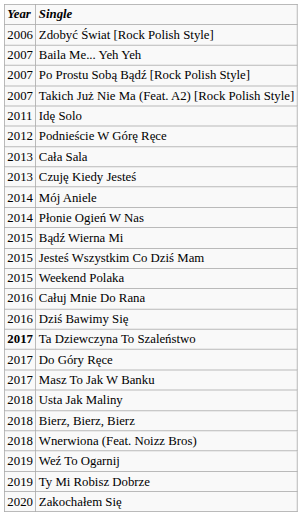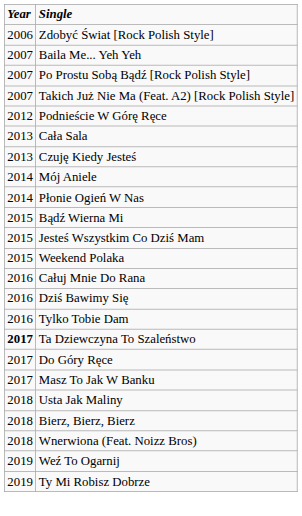- row: (60, 116)
+ row: (84, 319)
- row: (80, 501)
